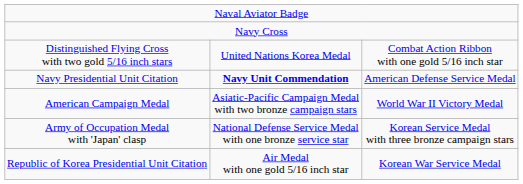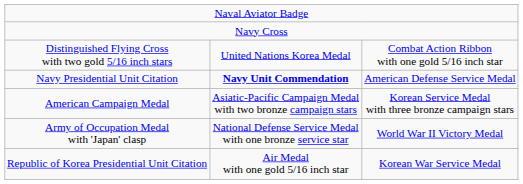(440, 103) World War II Victory Medal -> (440, 103) Korean Service Medal with three bronze campaign stars
(440, 133) Korean Service Medal with three bronze campaign stars -> (440, 133) World War II Victory Medal
